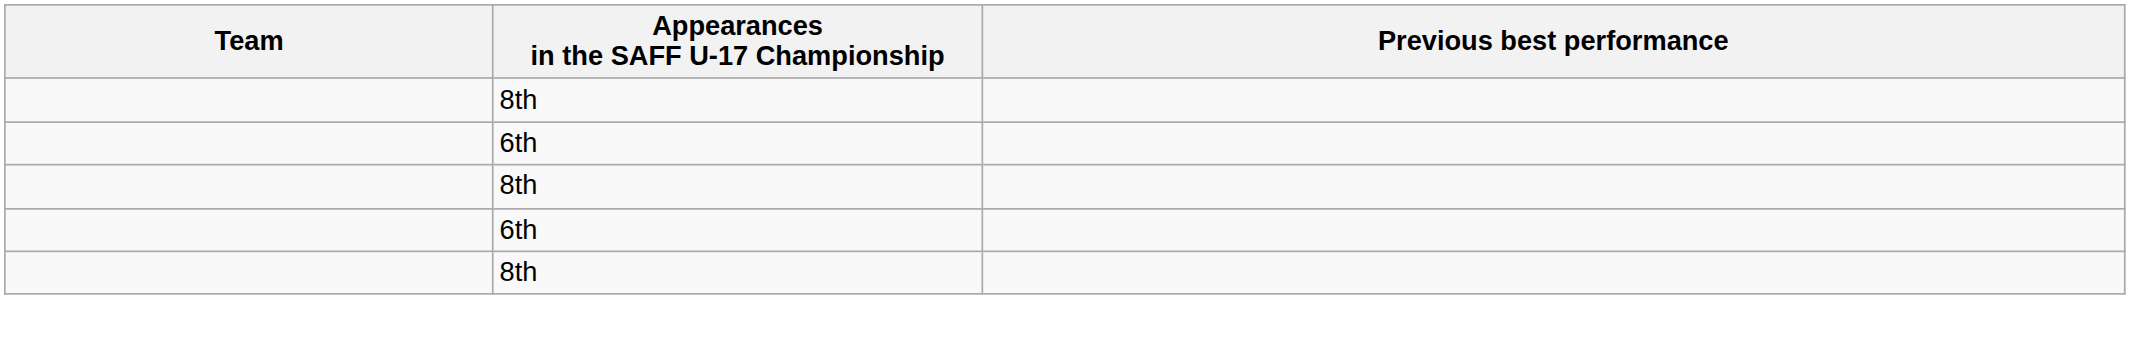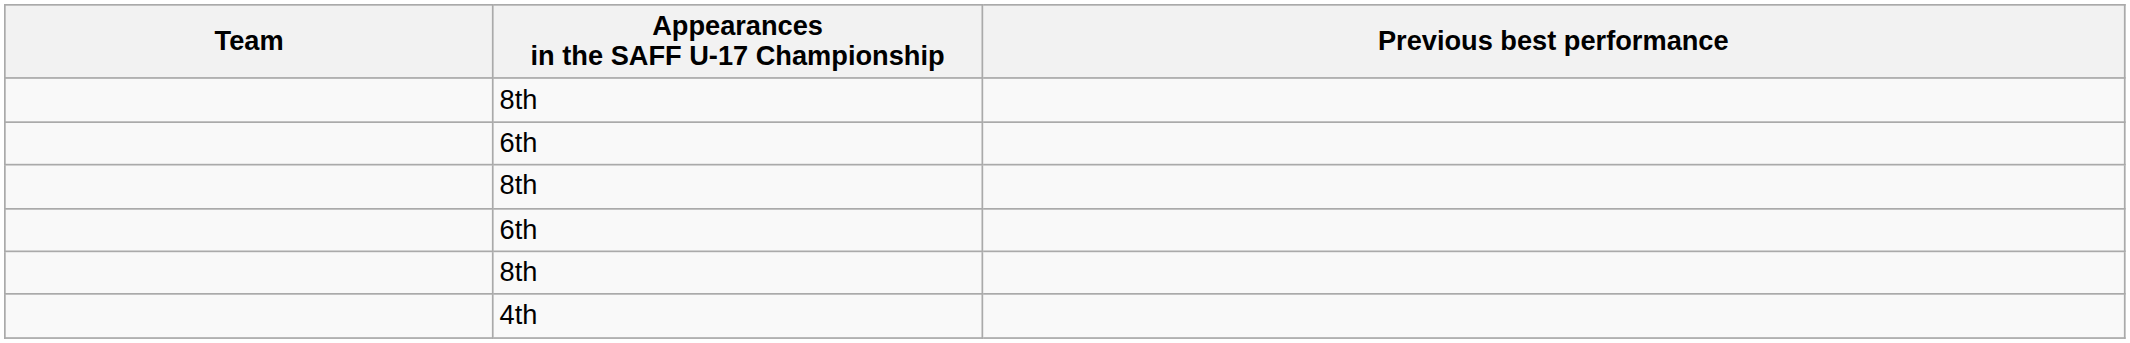+ row: (249, 316)
